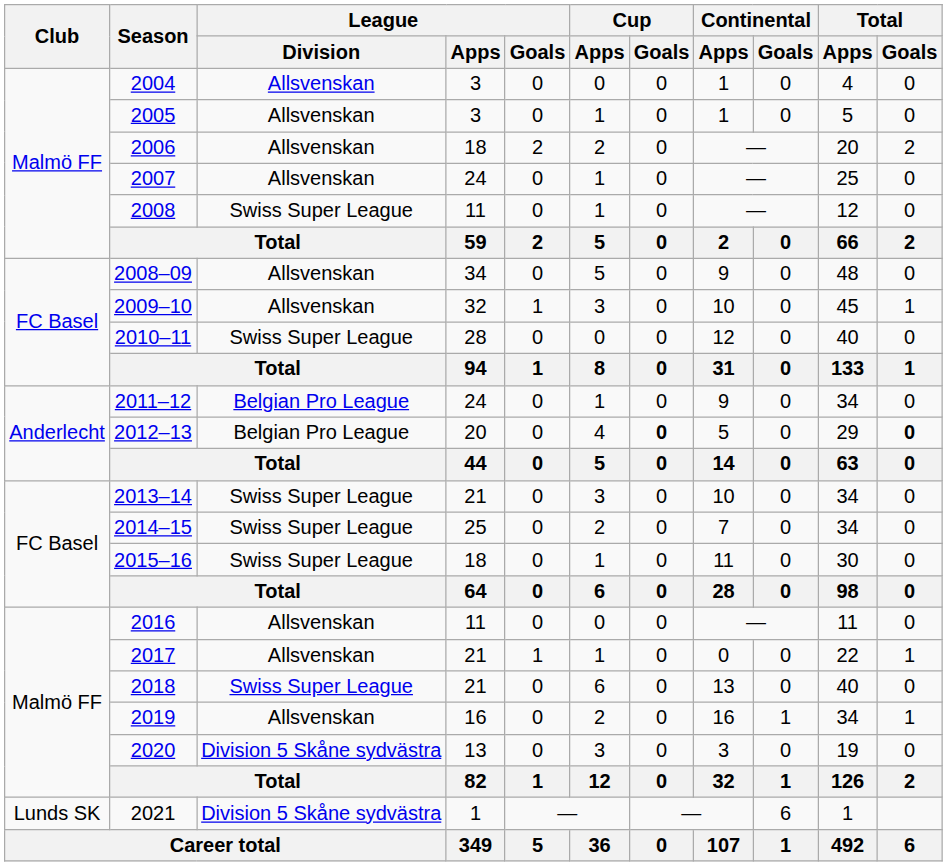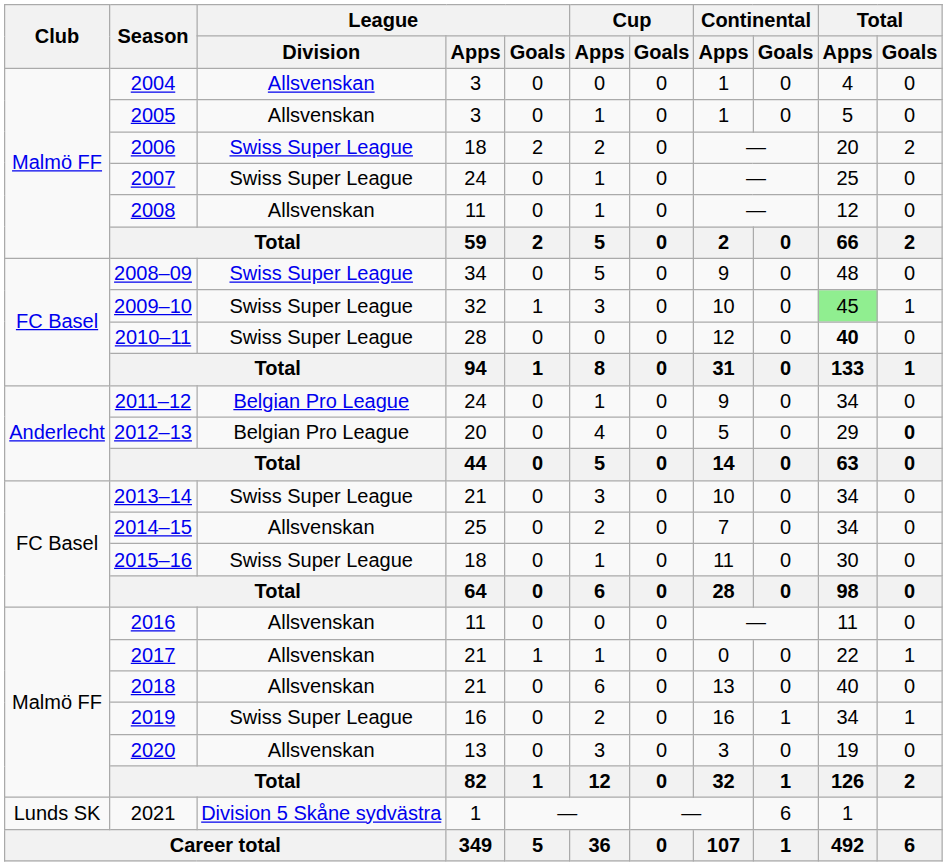(321, 147) Allsvenskan -> (321, 147) Swiss Super League
(321, 178) Allsvenskan -> (321, 178) Swiss Super League
(321, 210) Swiss Super League -> (321, 210) Allsvenskan
(321, 274) Allsvenskan -> (321, 274) Swiss Super League
(321, 305) Allsvenskan -> (321, 305) Swiss Super League
(848, 305) no background -> (848, 305) lightgreen background
(848, 337) normal -> (848, 337) bold
(662, 432) bold -> (662, 432) normal
(321, 527) Swiss Super League -> (321, 527) Allsvenskan
(321, 686) Swiss Super League -> (321, 686) Allsvenskan
(321, 718) Allsvenskan -> (321, 718) Swiss Super League
(321, 749) Division 5 Skåne sydvästra -> (321, 749) Allsvenskan
